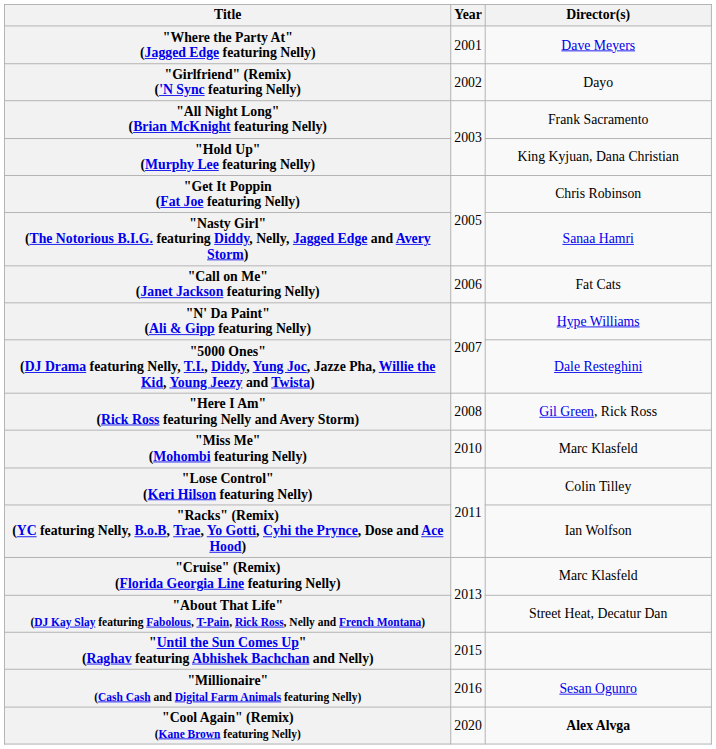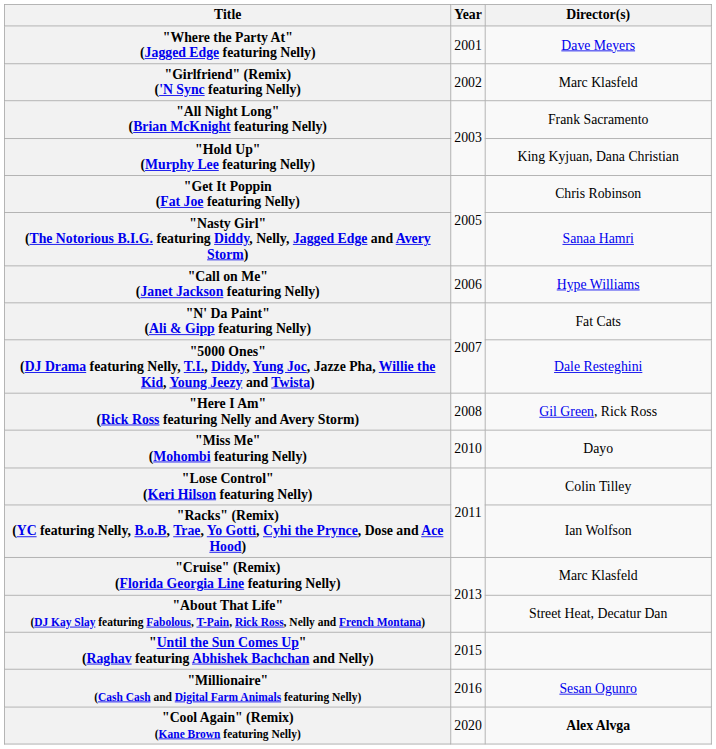(598, 82) Dayo -> (598, 82) Marc Klasfeld
(598, 284) Fat Cats -> (598, 284) Hype Williams
(598, 321) Hype Williams -> (598, 321) Fat Cats
(598, 448) Marc Klasfeld -> (598, 448) Dayo
